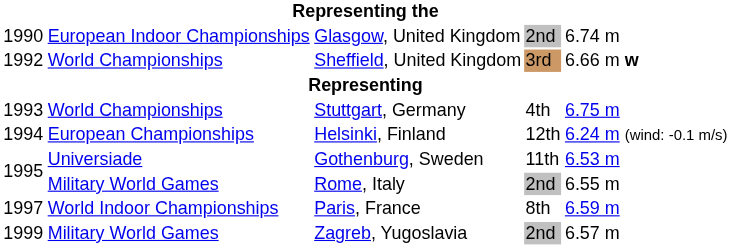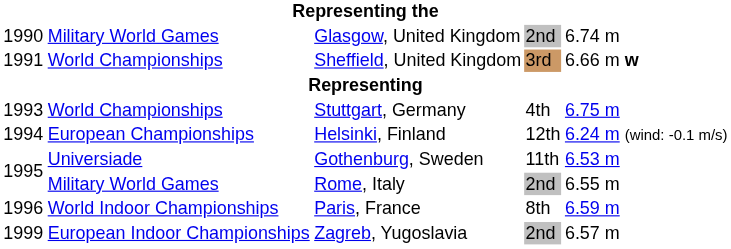(179, 36) European Indoor Championships -> (133, 36) Military World Games
(23, 60) 1992 -> (23, 60) 1991
(23, 208) 1997 -> (23, 208) 1996
(133, 233) Military World Games -> (179, 233) European Indoor Championships
